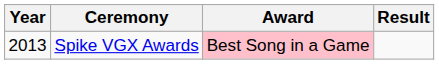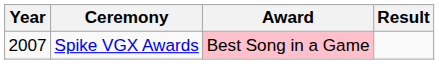(28, 45) 2013 -> (28, 45) 2007
